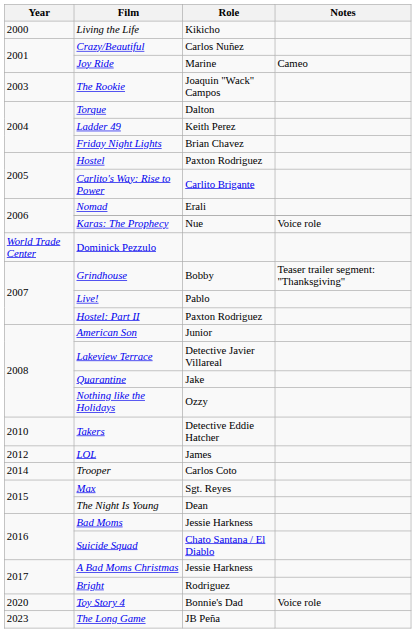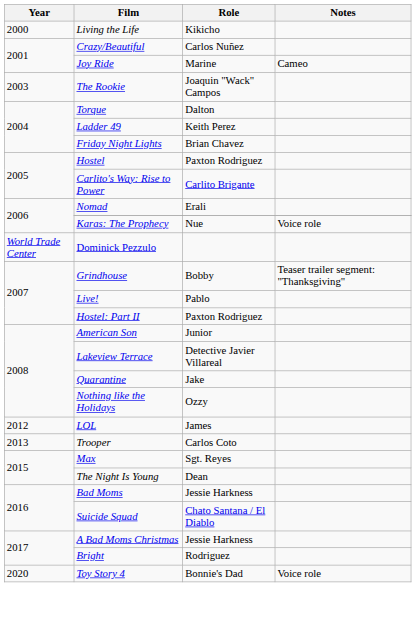- row: (91, 431)
(18, 471) 2014 -> (18, 442) 2013
- row: (111, 619)
